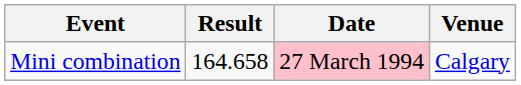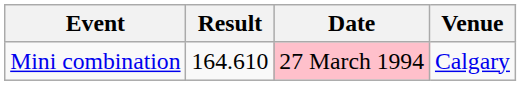(230, 60) 164.658 -> (230, 60) 164.610
